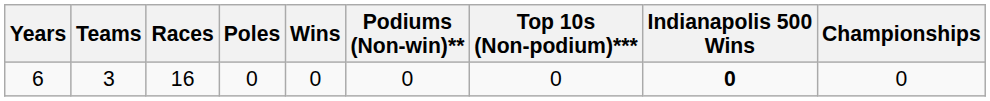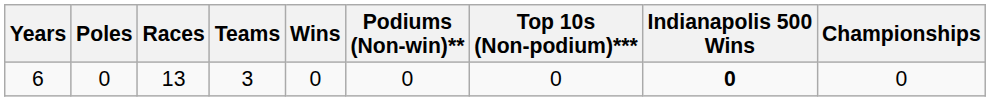columns swapped: (109, 34) <-> (252, 34)
(183, 79) 16 -> (174, 79) 13
